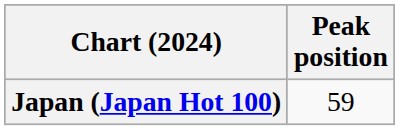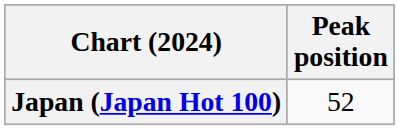(341, 101) 59 -> (341, 101) 52
